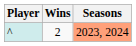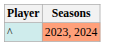- column: (58, 13)
